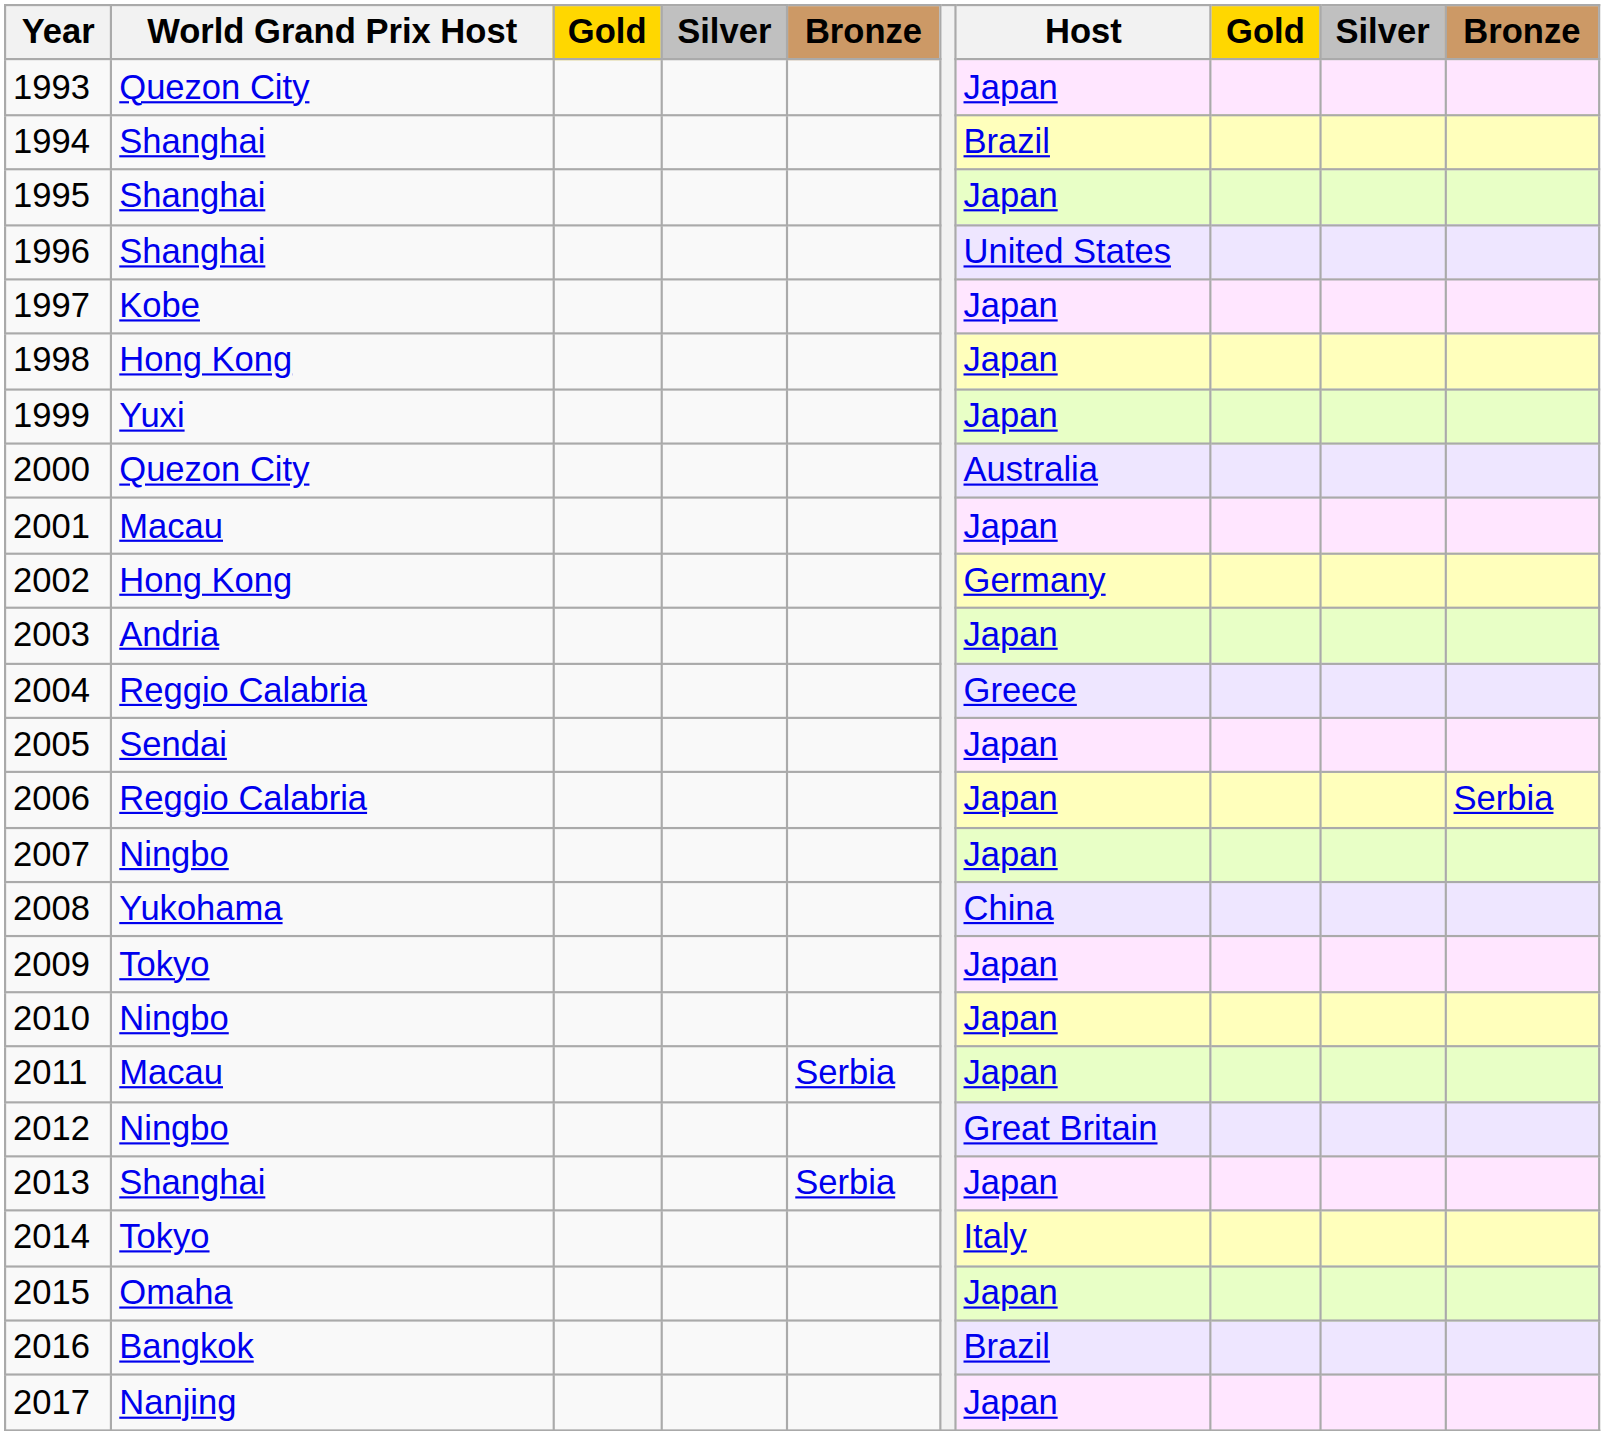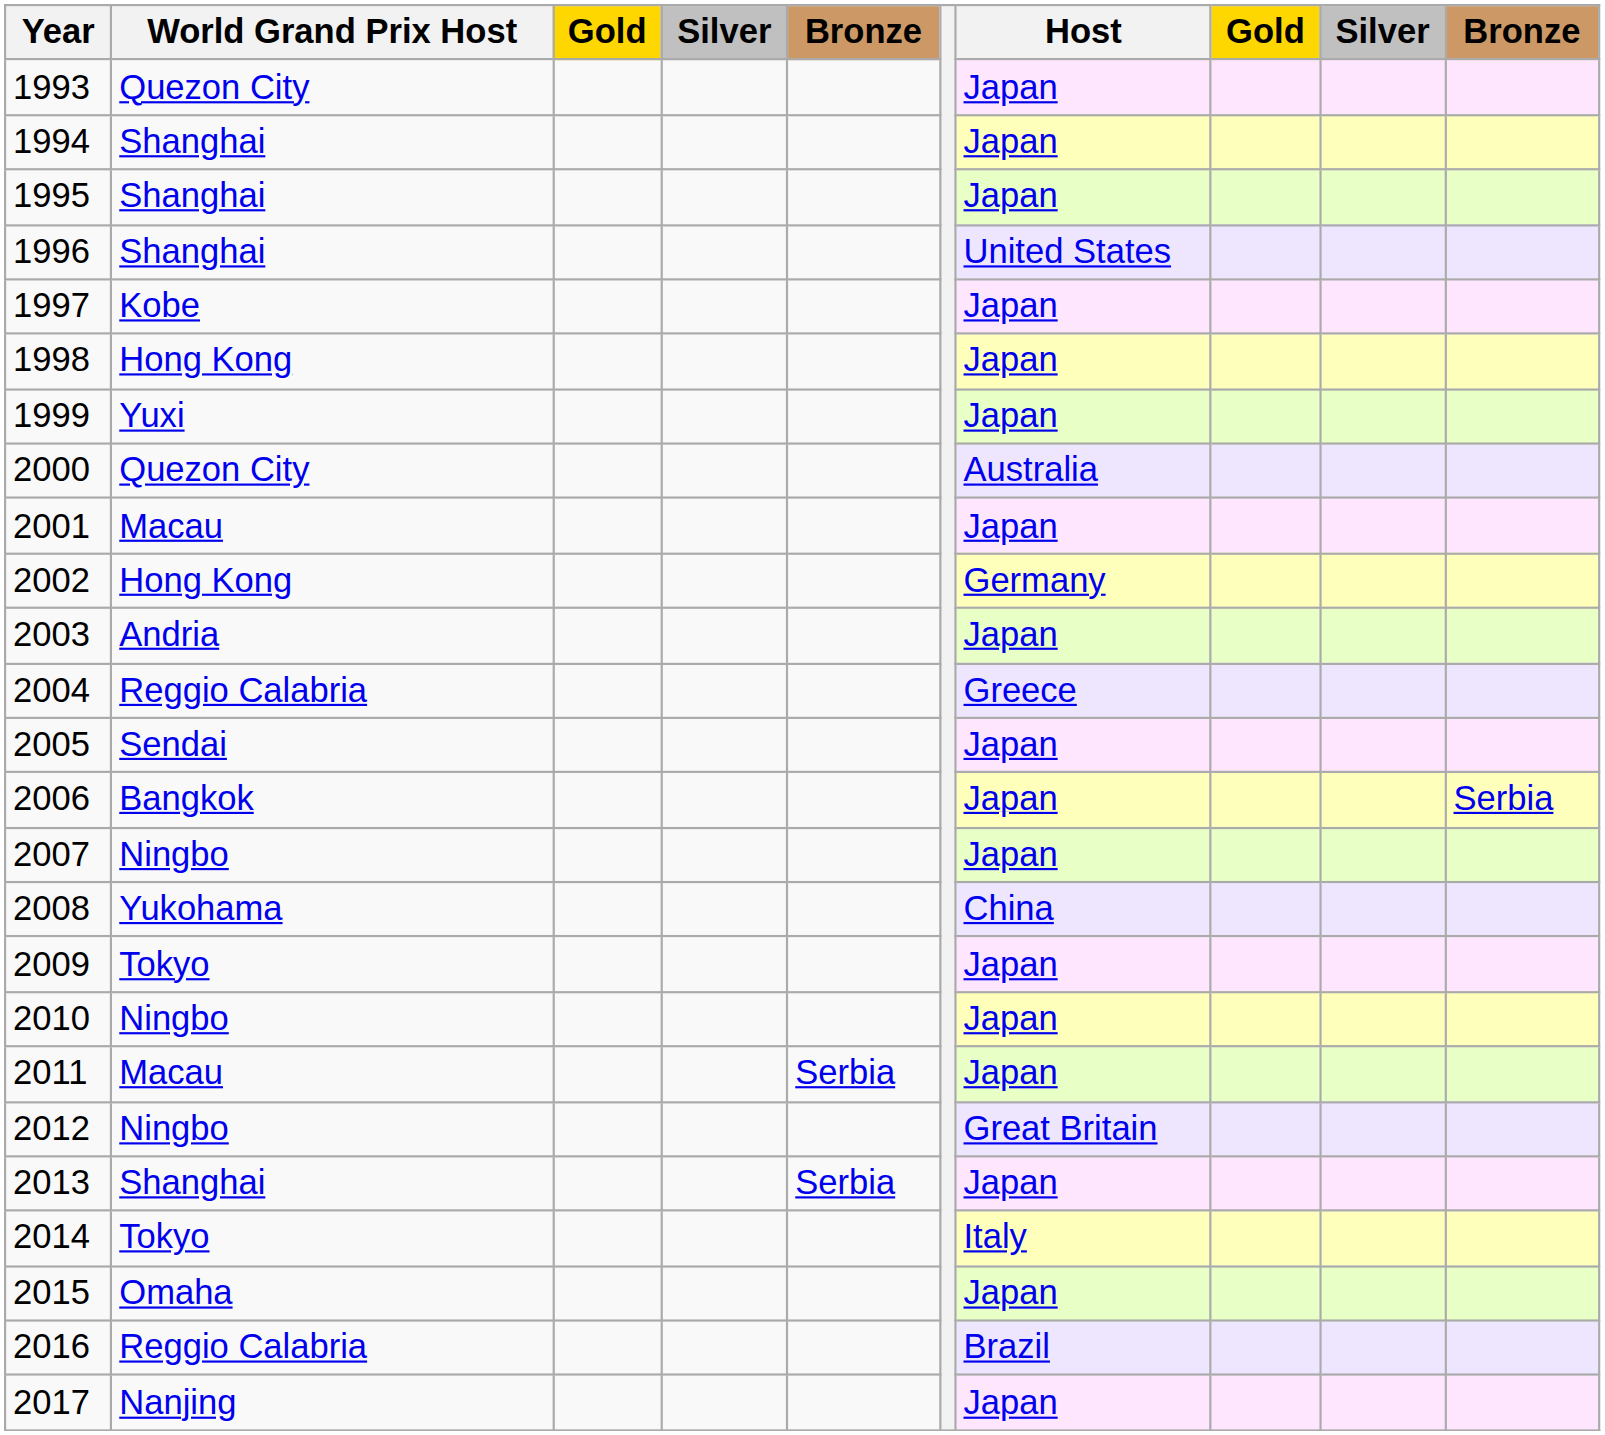(1007, 141) Brazil -> (1011, 141) Japan
(243, 799) Reggio Calabria -> (187, 799) Bangkok
(187, 1347) Bangkok -> (243, 1347) Reggio Calabria
